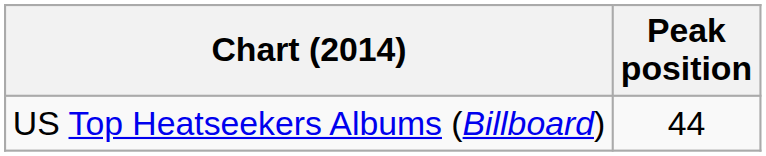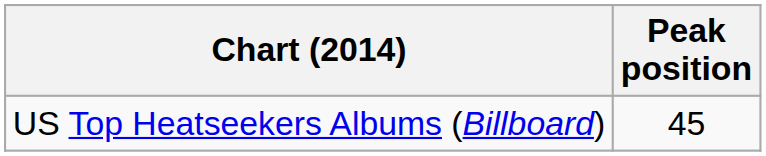(686, 122) 44 -> (686, 122) 45
